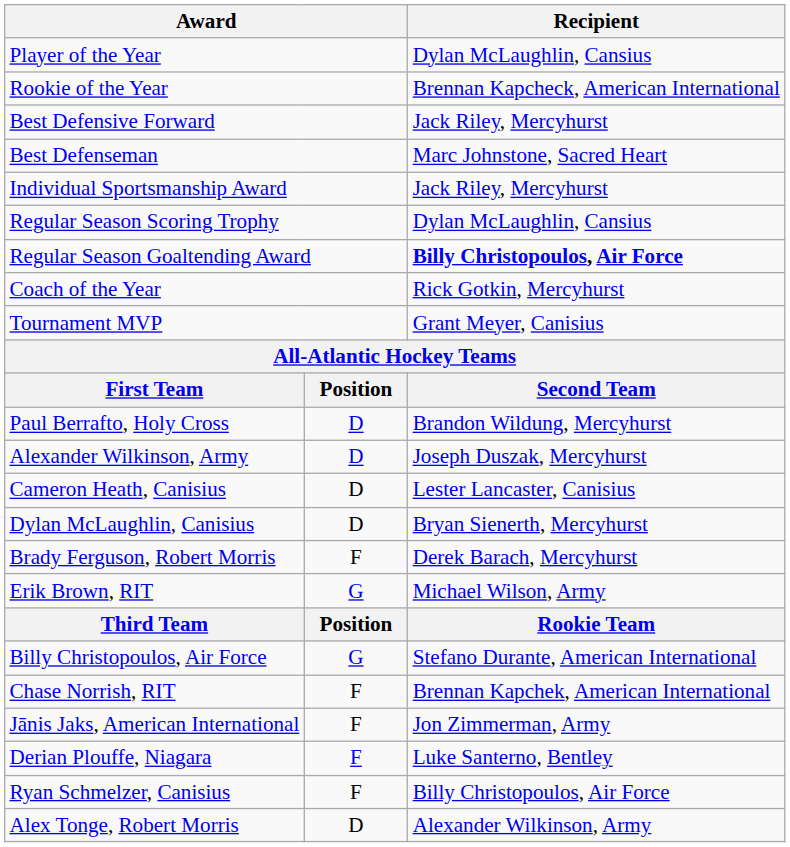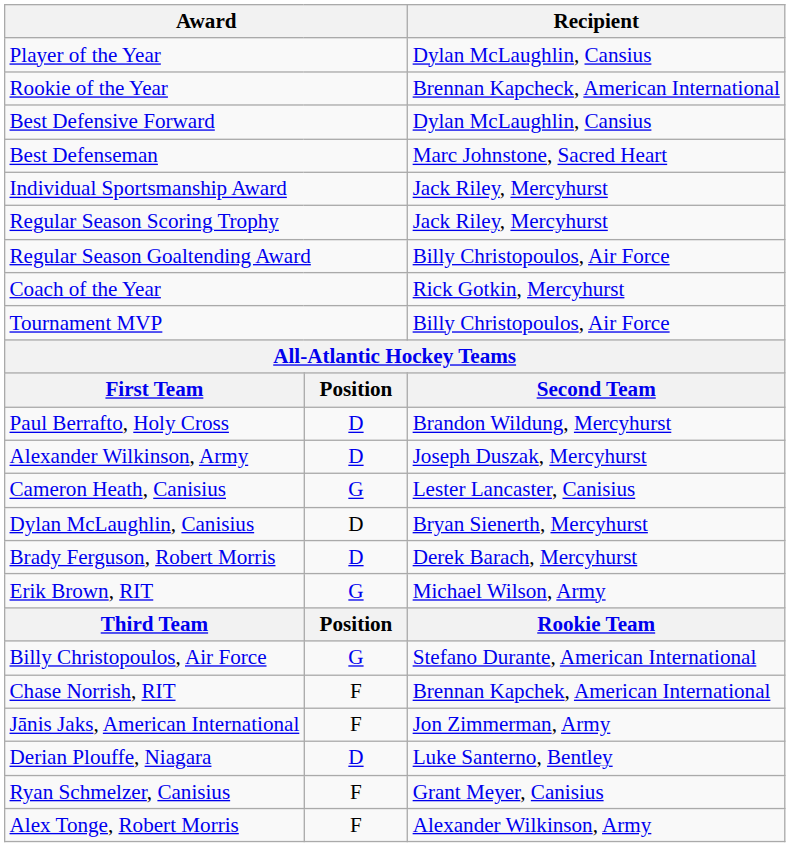(510, 121) Jack Riley, Mercyhurst -> (532, 121) Dylan McLaughlin, Cansius
(532, 222) Dylan McLaughlin, Cansius -> (510, 222) Jack Riley, Mercyhurst
(548, 255) bold -> (541, 255) normal
(508, 322) Grant Meyer, Canisius -> (541, 322) Billy Christopoulos, Air Force
(356, 490) D -> (356, 490) G
(356, 557) F -> (356, 557) D
(356, 758) F -> (356, 758) D
(541, 791) Billy Christopoulos, Air Force -> (508, 791) Grant Meyer, Canisius
(356, 825) D -> (356, 825) F
